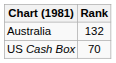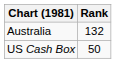(94, 49) 70 -> (94, 49) 50
